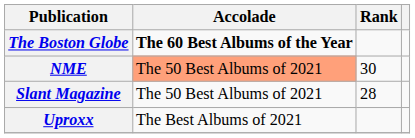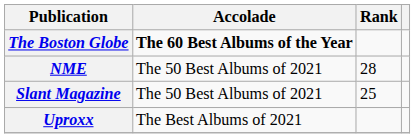(229, 68) lightsalmon background -> (229, 68) no background
(368, 68) 30 -> (368, 68) 28
(368, 94) 28 -> (368, 94) 25
